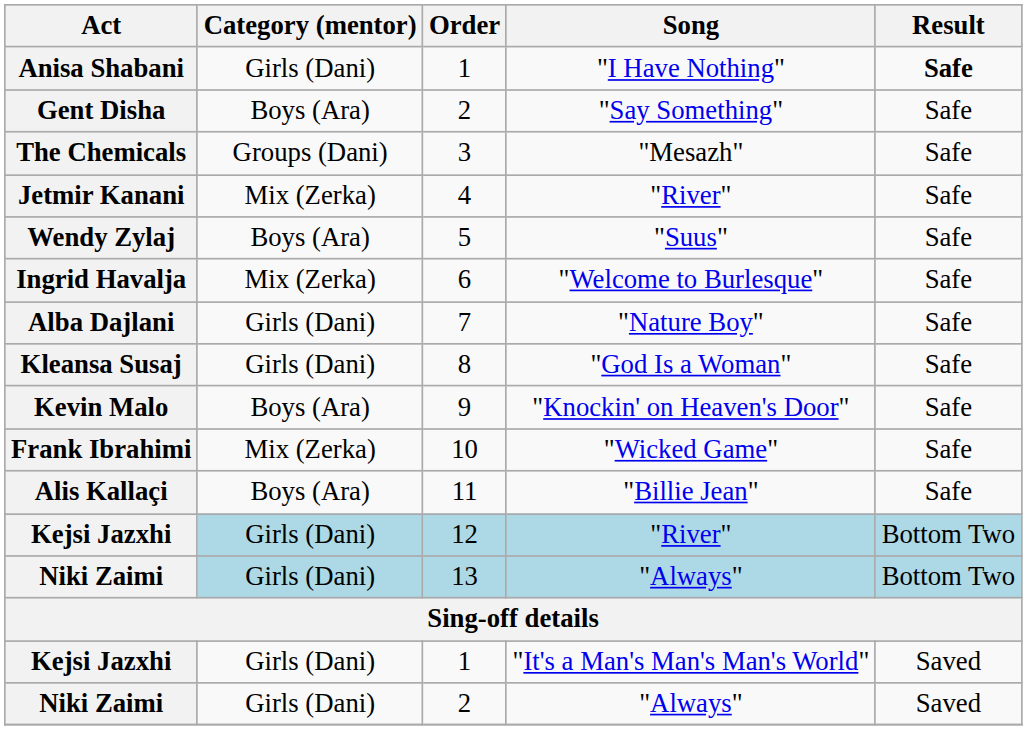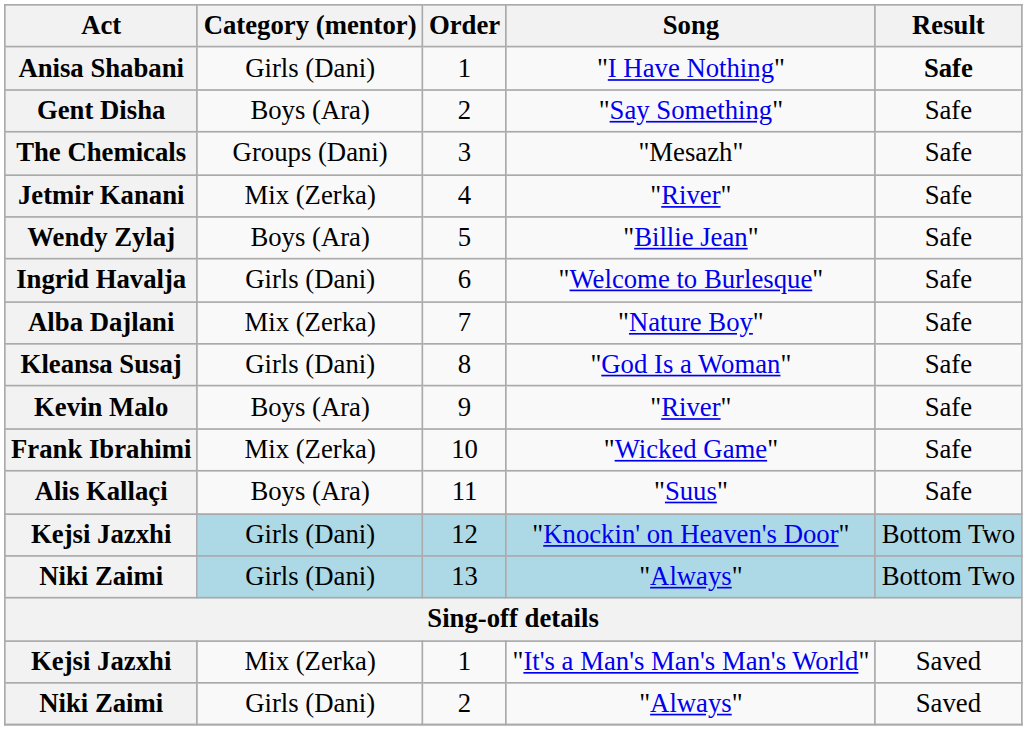(691, 237) "Suus" -> (691, 237) "Billie Jean"
(310, 279) Mix (Zerka) -> (310, 279) Girls (Dani)
(310, 322) Girls (Dani) -> (310, 322) Mix (Zerka)
(691, 407) "Knockin' on Heaven's Door" -> (691, 407) "River"
(691, 491) "Billie Jean" -> (691, 491) "Suus"
(691, 534) "River" -> (691, 534) "Knockin' on Heaven's Door"
(310, 661) Girls (Dani) -> (310, 661) Mix (Zerka)
